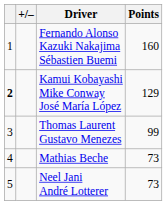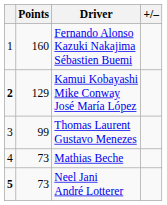columns swapped: (26, 14) <-> (144, 14)
(10, 184) normal -> (10, 184) bold
